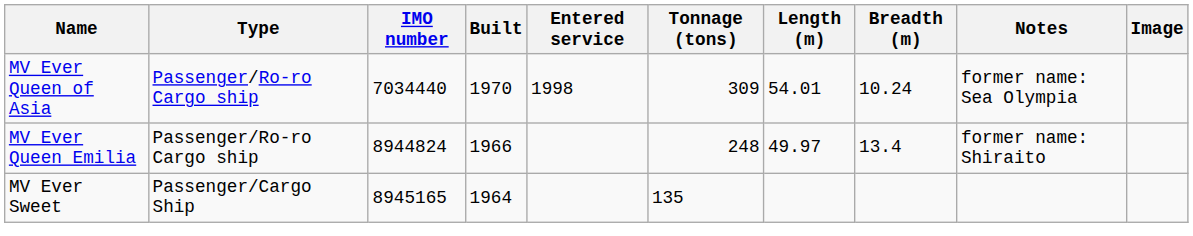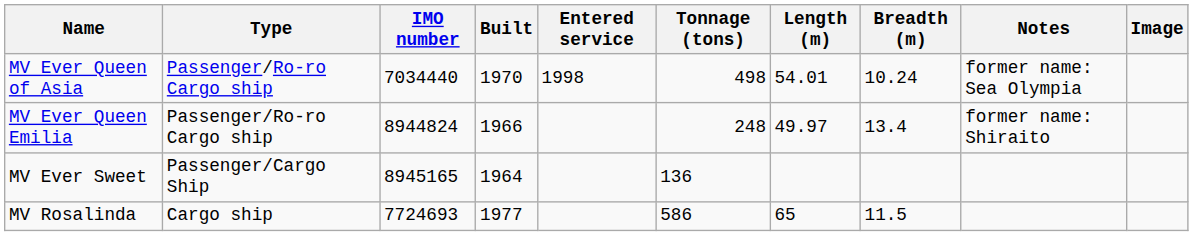(744, 89) 309 -> (750, 79) 498
(668, 197) 135 -> (676, 177) 136
+ row: (73, 216)
